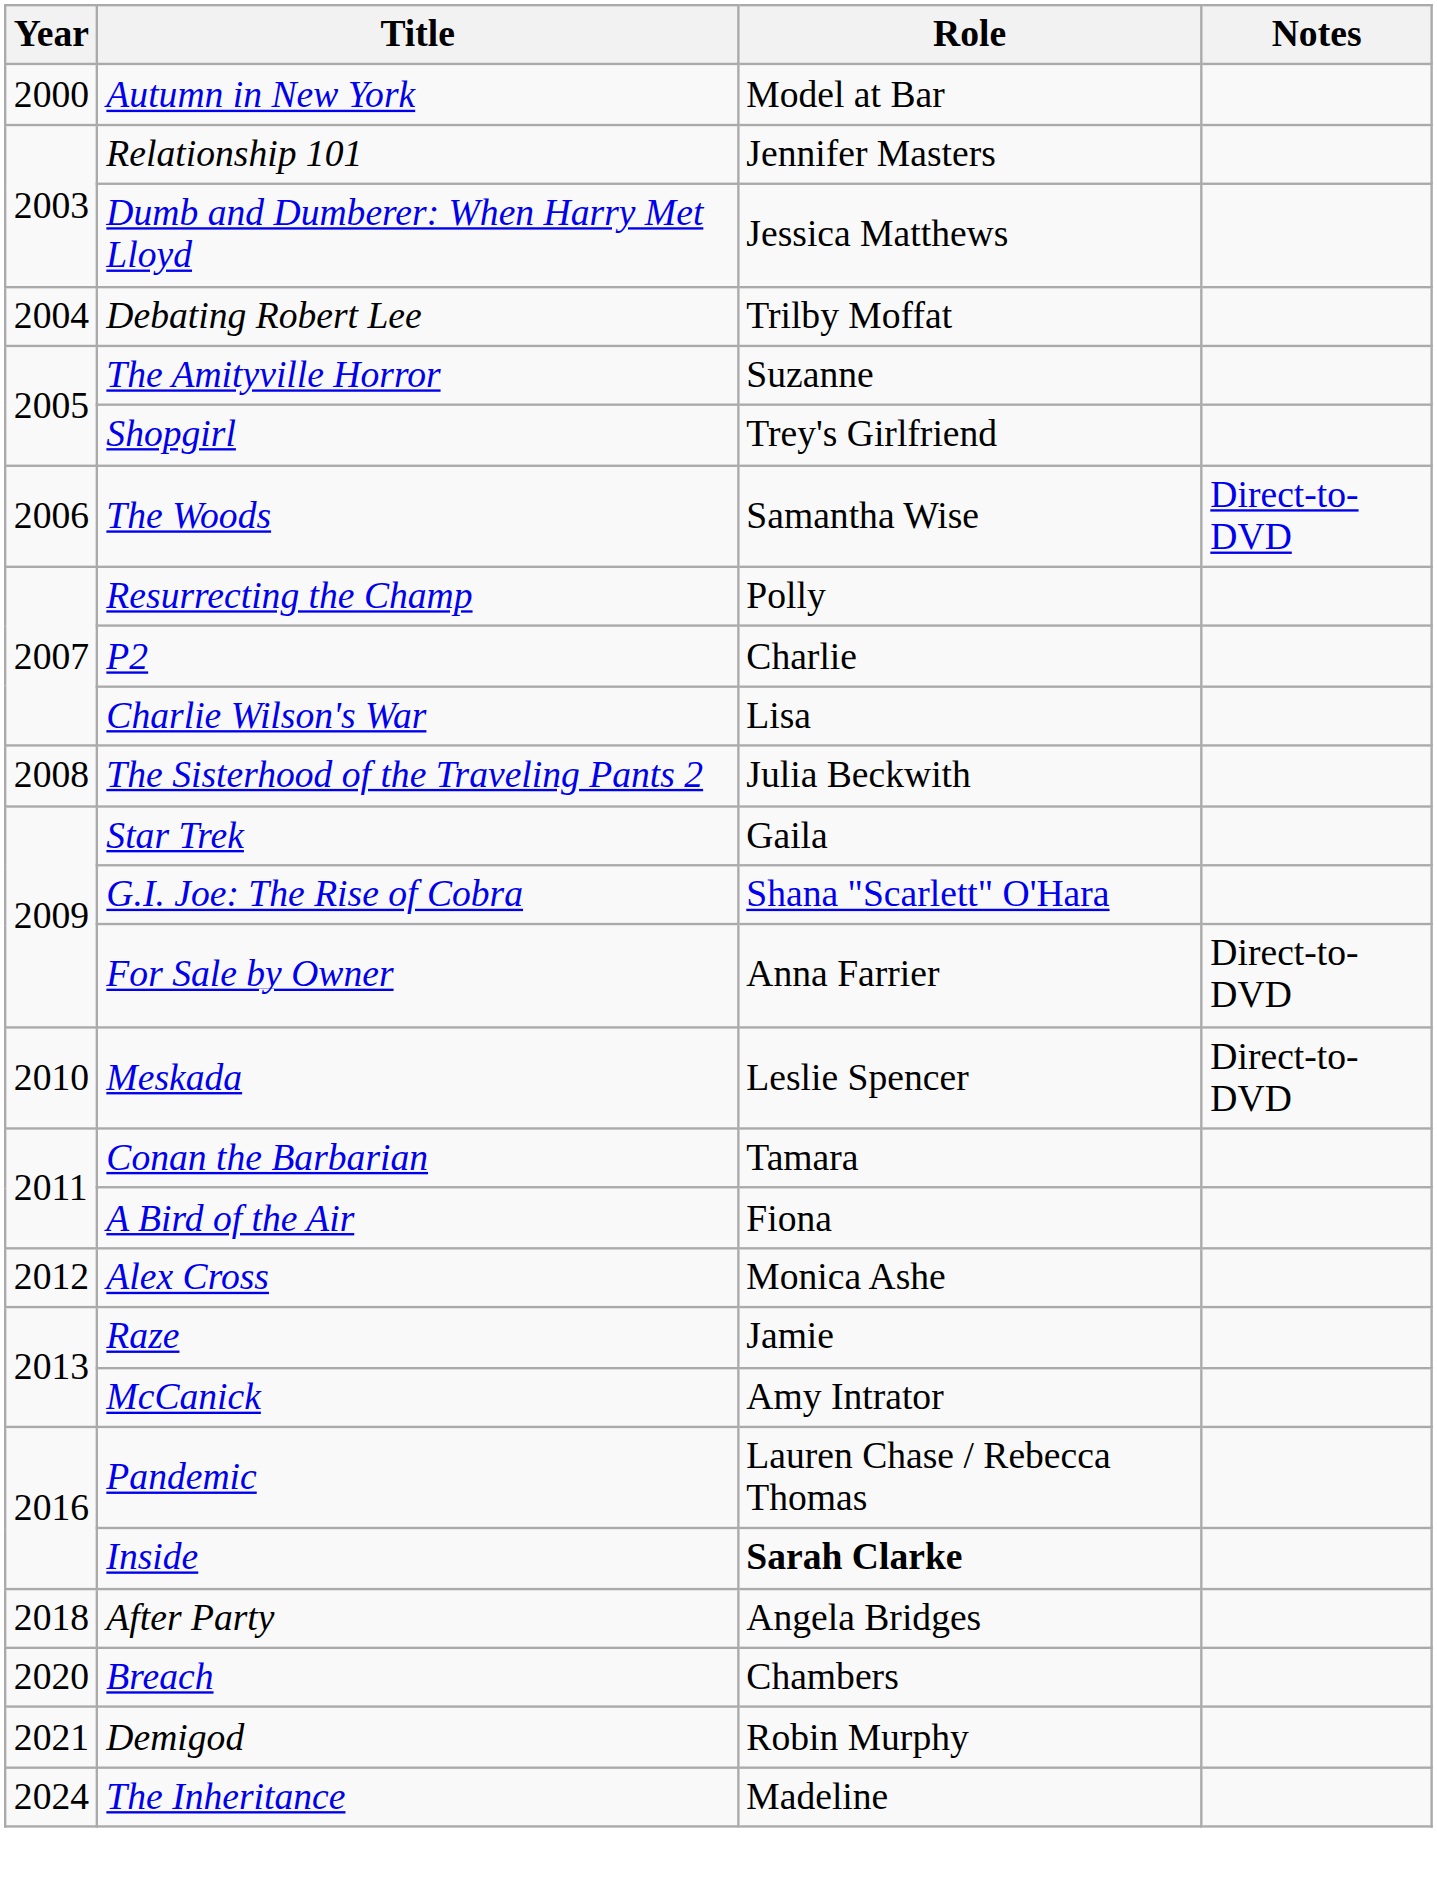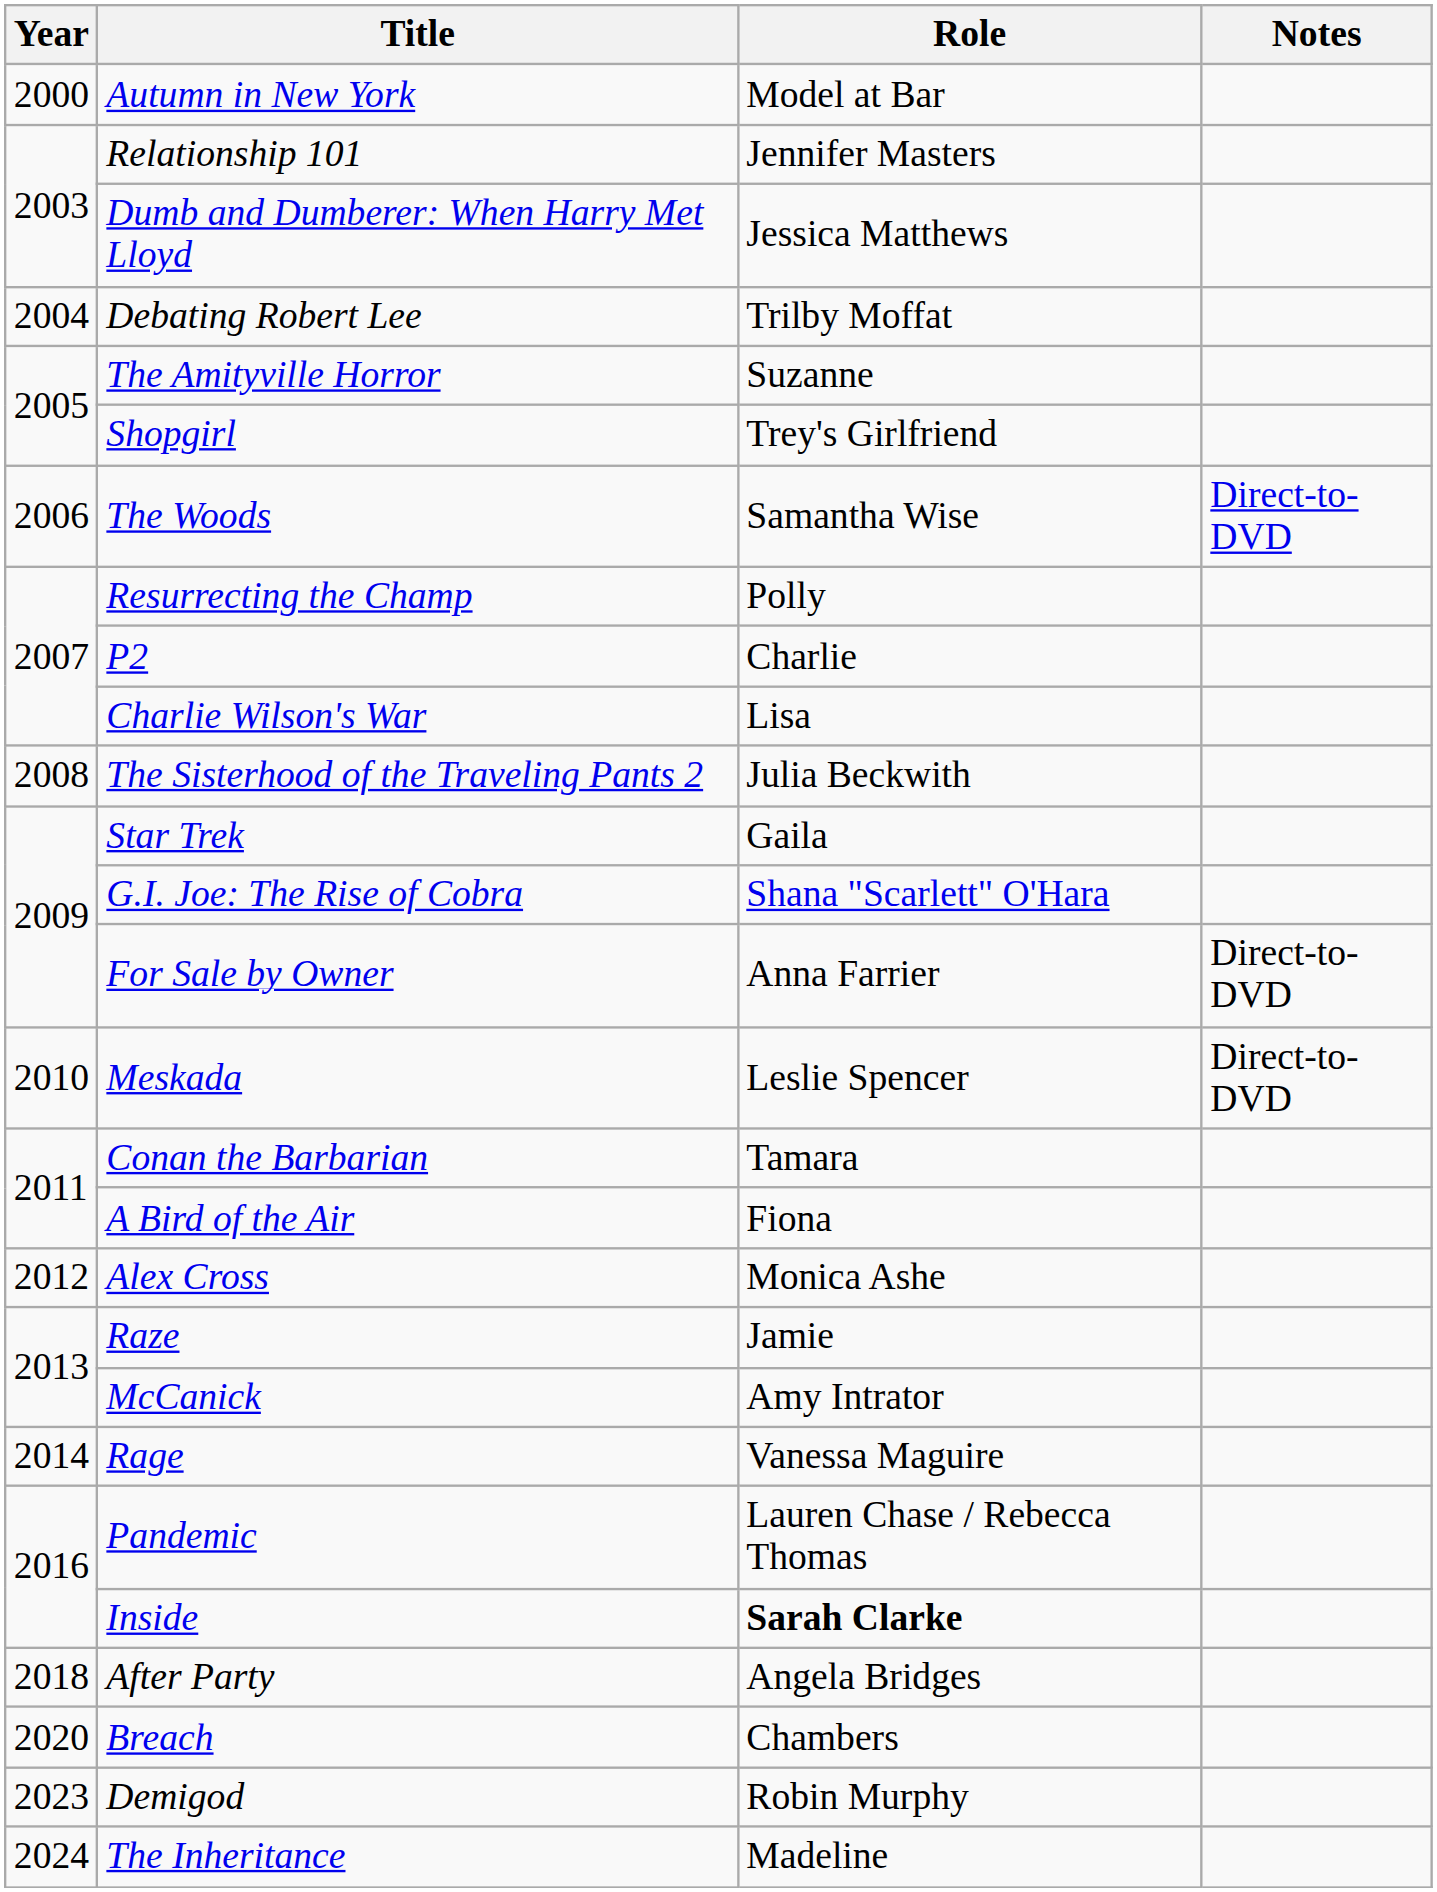+ row: (145, 1455)
(51, 1736) 2021 -> (51, 1796) 2023
